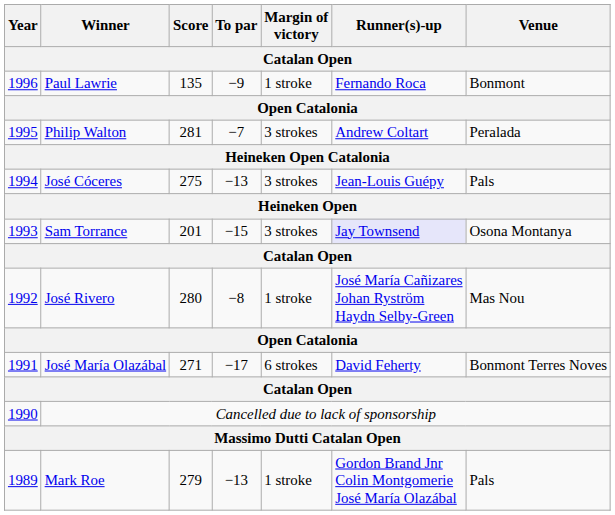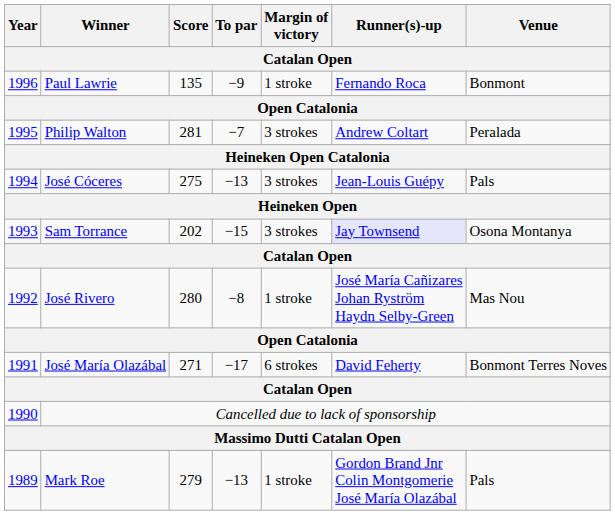(191, 231) 201 -> (191, 231) 202
